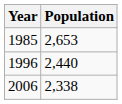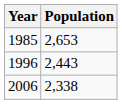(61, 63) 2,440 -> (61, 63) 2,443
